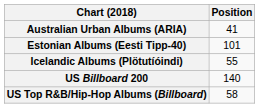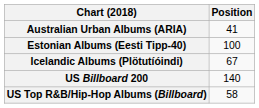(232, 45) 101 -> (232, 45) 100
(232, 62) 55 -> (232, 62) 67
